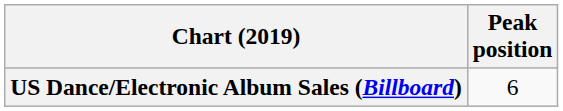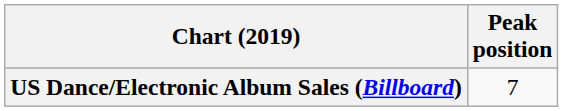(513, 86) 6 -> (513, 86) 7
